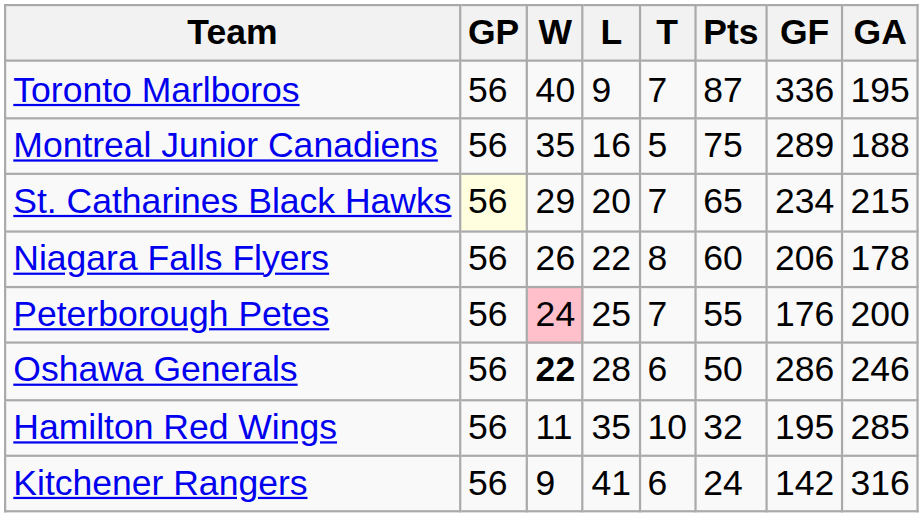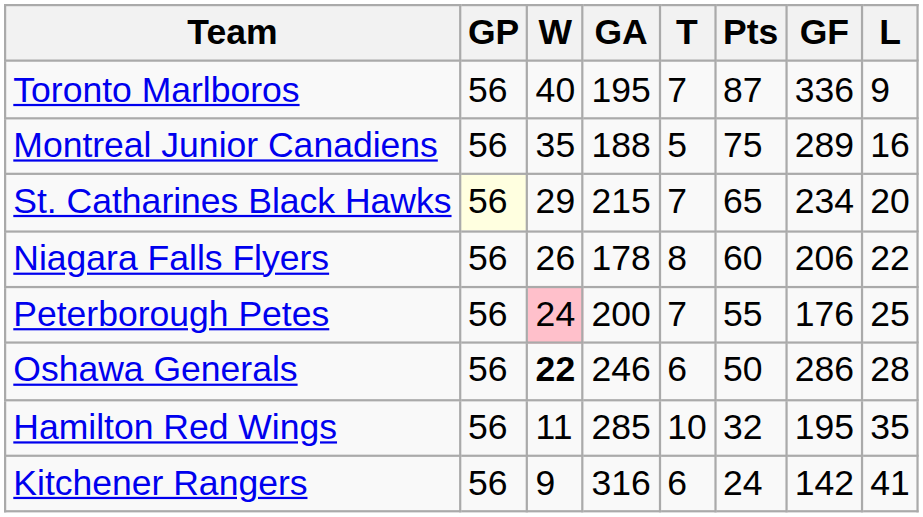columns swapped: (611, 32) <-> (880, 32)
